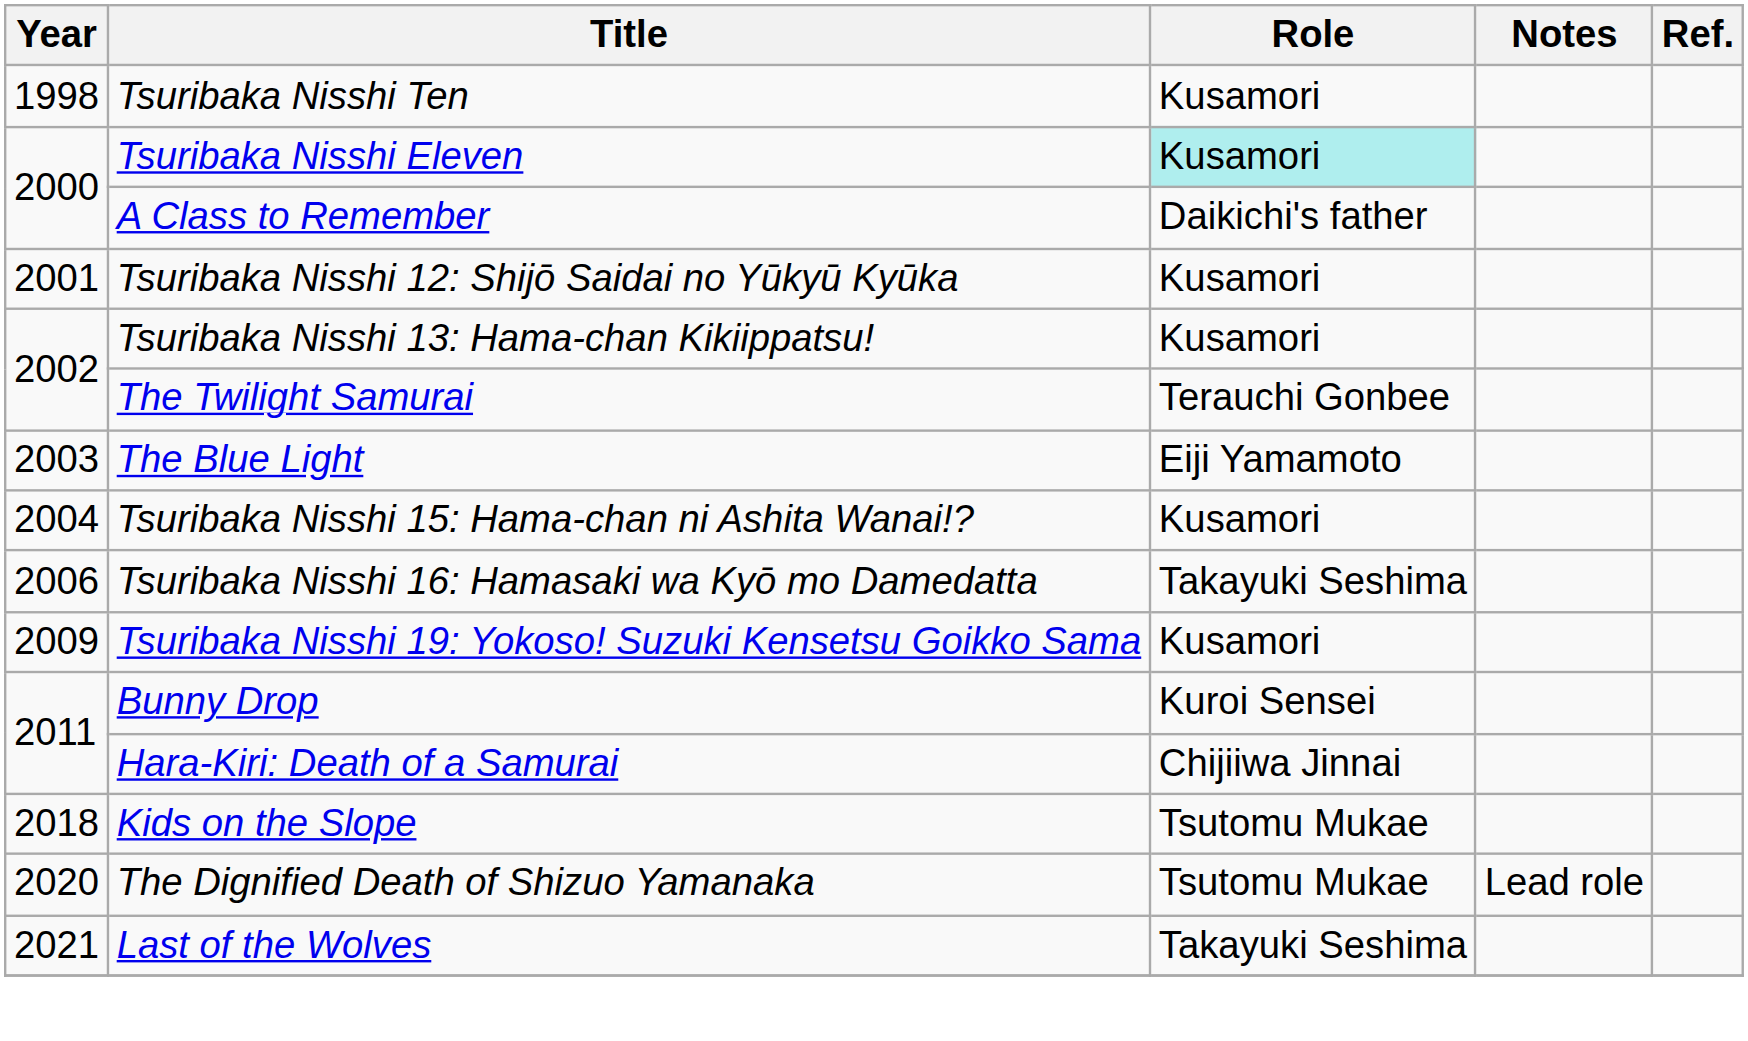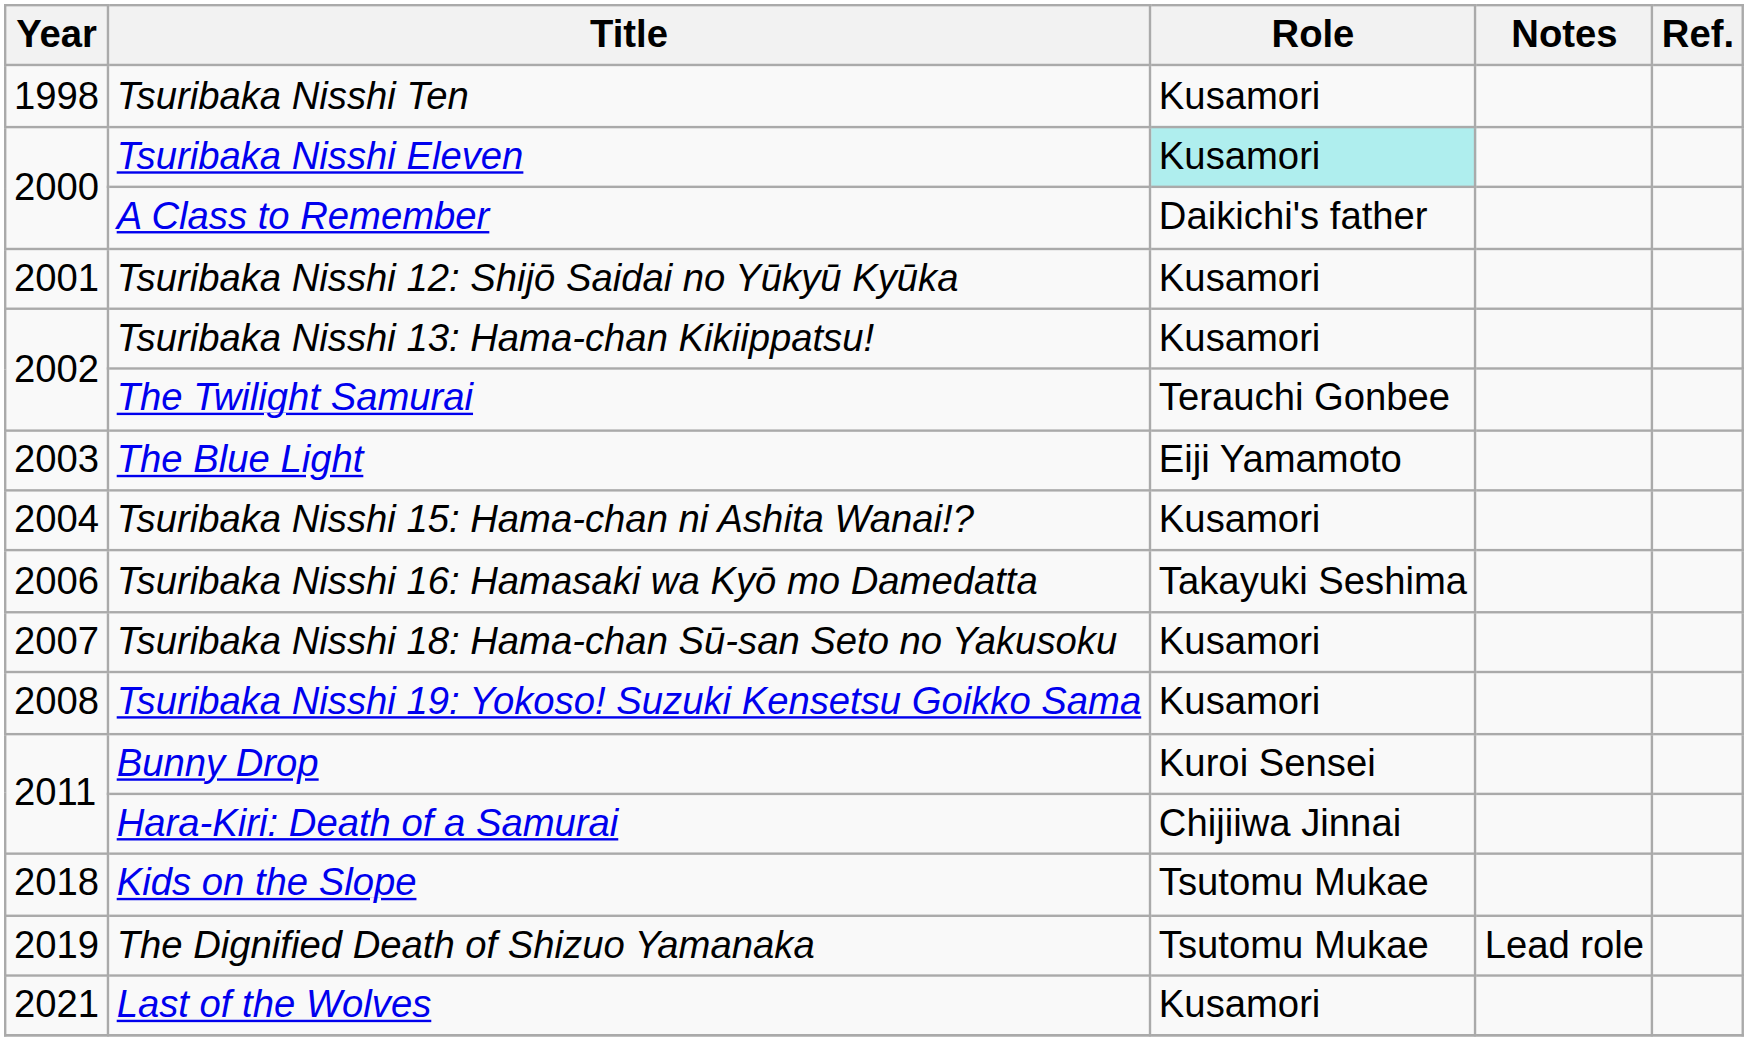+ row: (617, 641)
(57, 641) 2009 -> (57, 701) 2008
(57, 883) 2020 -> (57, 944) 2019
(1313, 944) Takayuki Seshima -> (1240, 1005) Kusamori
